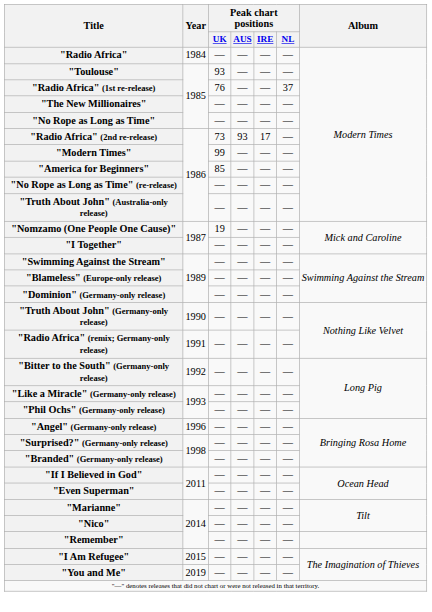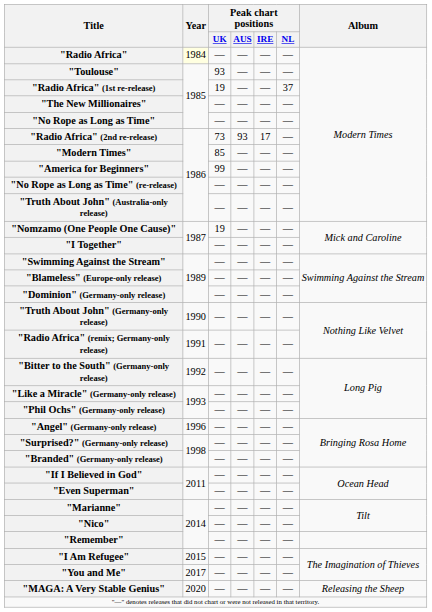(196, 55) no background -> (196, 55) lightyellow background
(220, 88) 76 -> (220, 88) 19
(220, 153) 99 -> (220, 153) 85
(220, 169) 85 -> (220, 169) 99
(196, 572) 2019 -> (196, 572) 2017
+ row: (94, 588)
